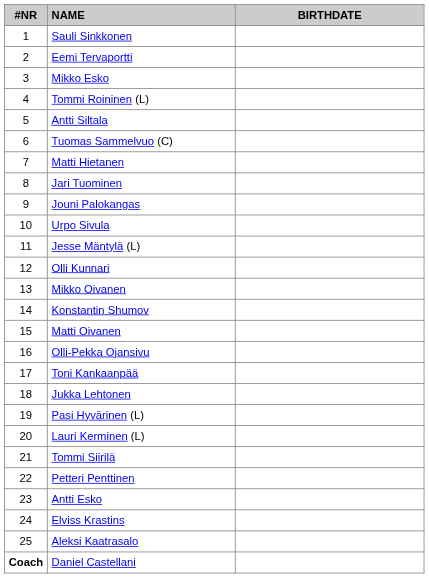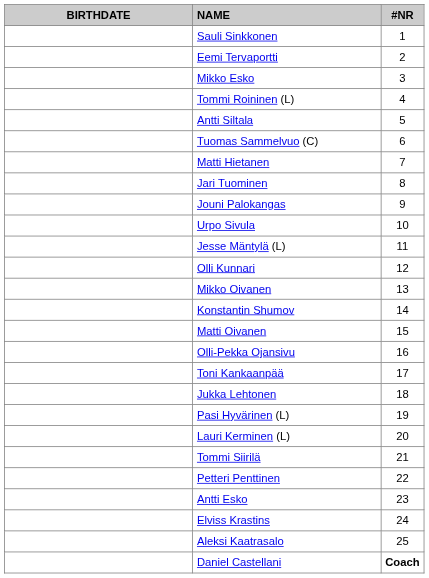columns swapped: (26, 15) <-> (330, 15)
